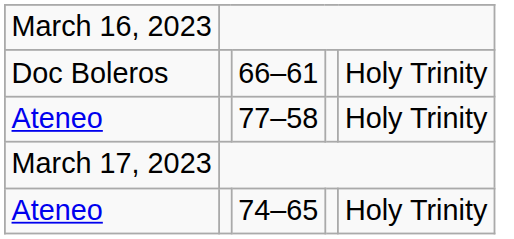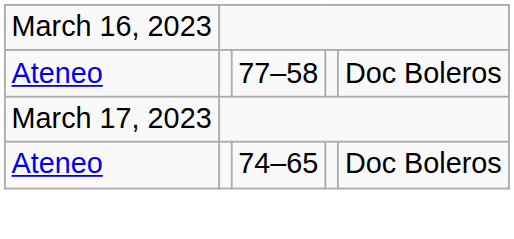- row: (90, 73)
(416, 118) Holy Trinity -> (423, 73) Doc Boleros
(416, 210) Holy Trinity -> (423, 164) Doc Boleros
